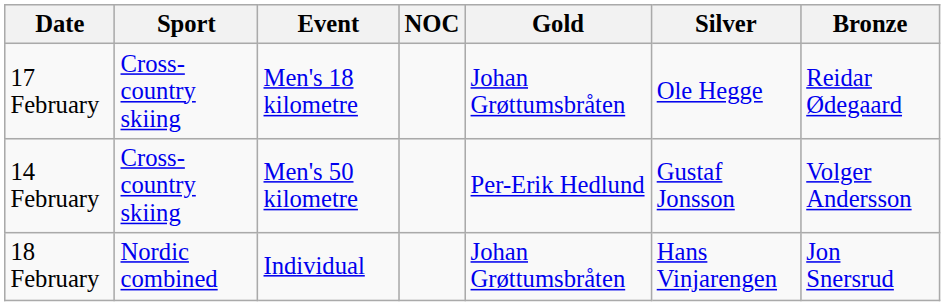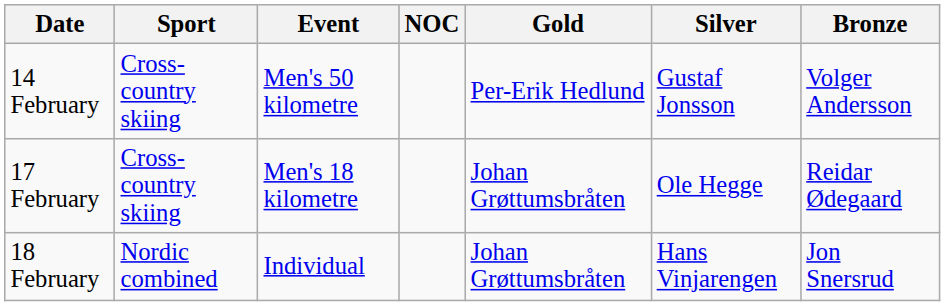rows swapped: (55, 185) <-> (55, 90)
